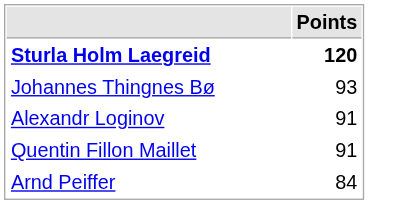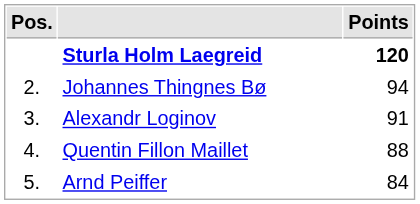+ column: (32, 22)
(346, 87) 93 -> (398, 87) 94
(346, 150) 91 -> (398, 150) 88
